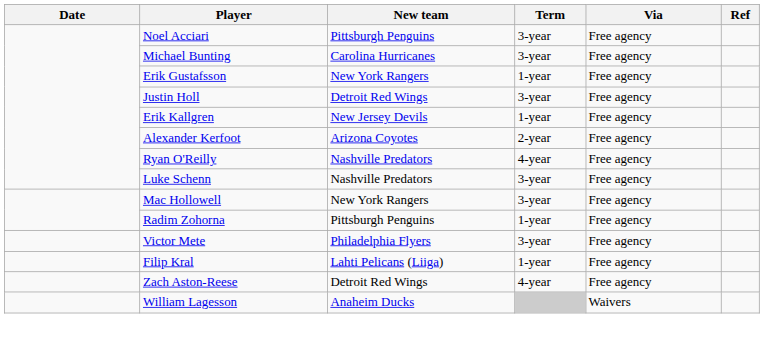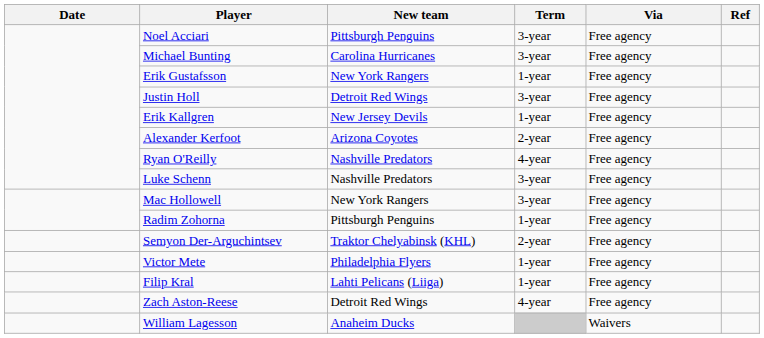+ row: (212, 240)
(534, 240) 3-year -> (534, 261) 1-year
